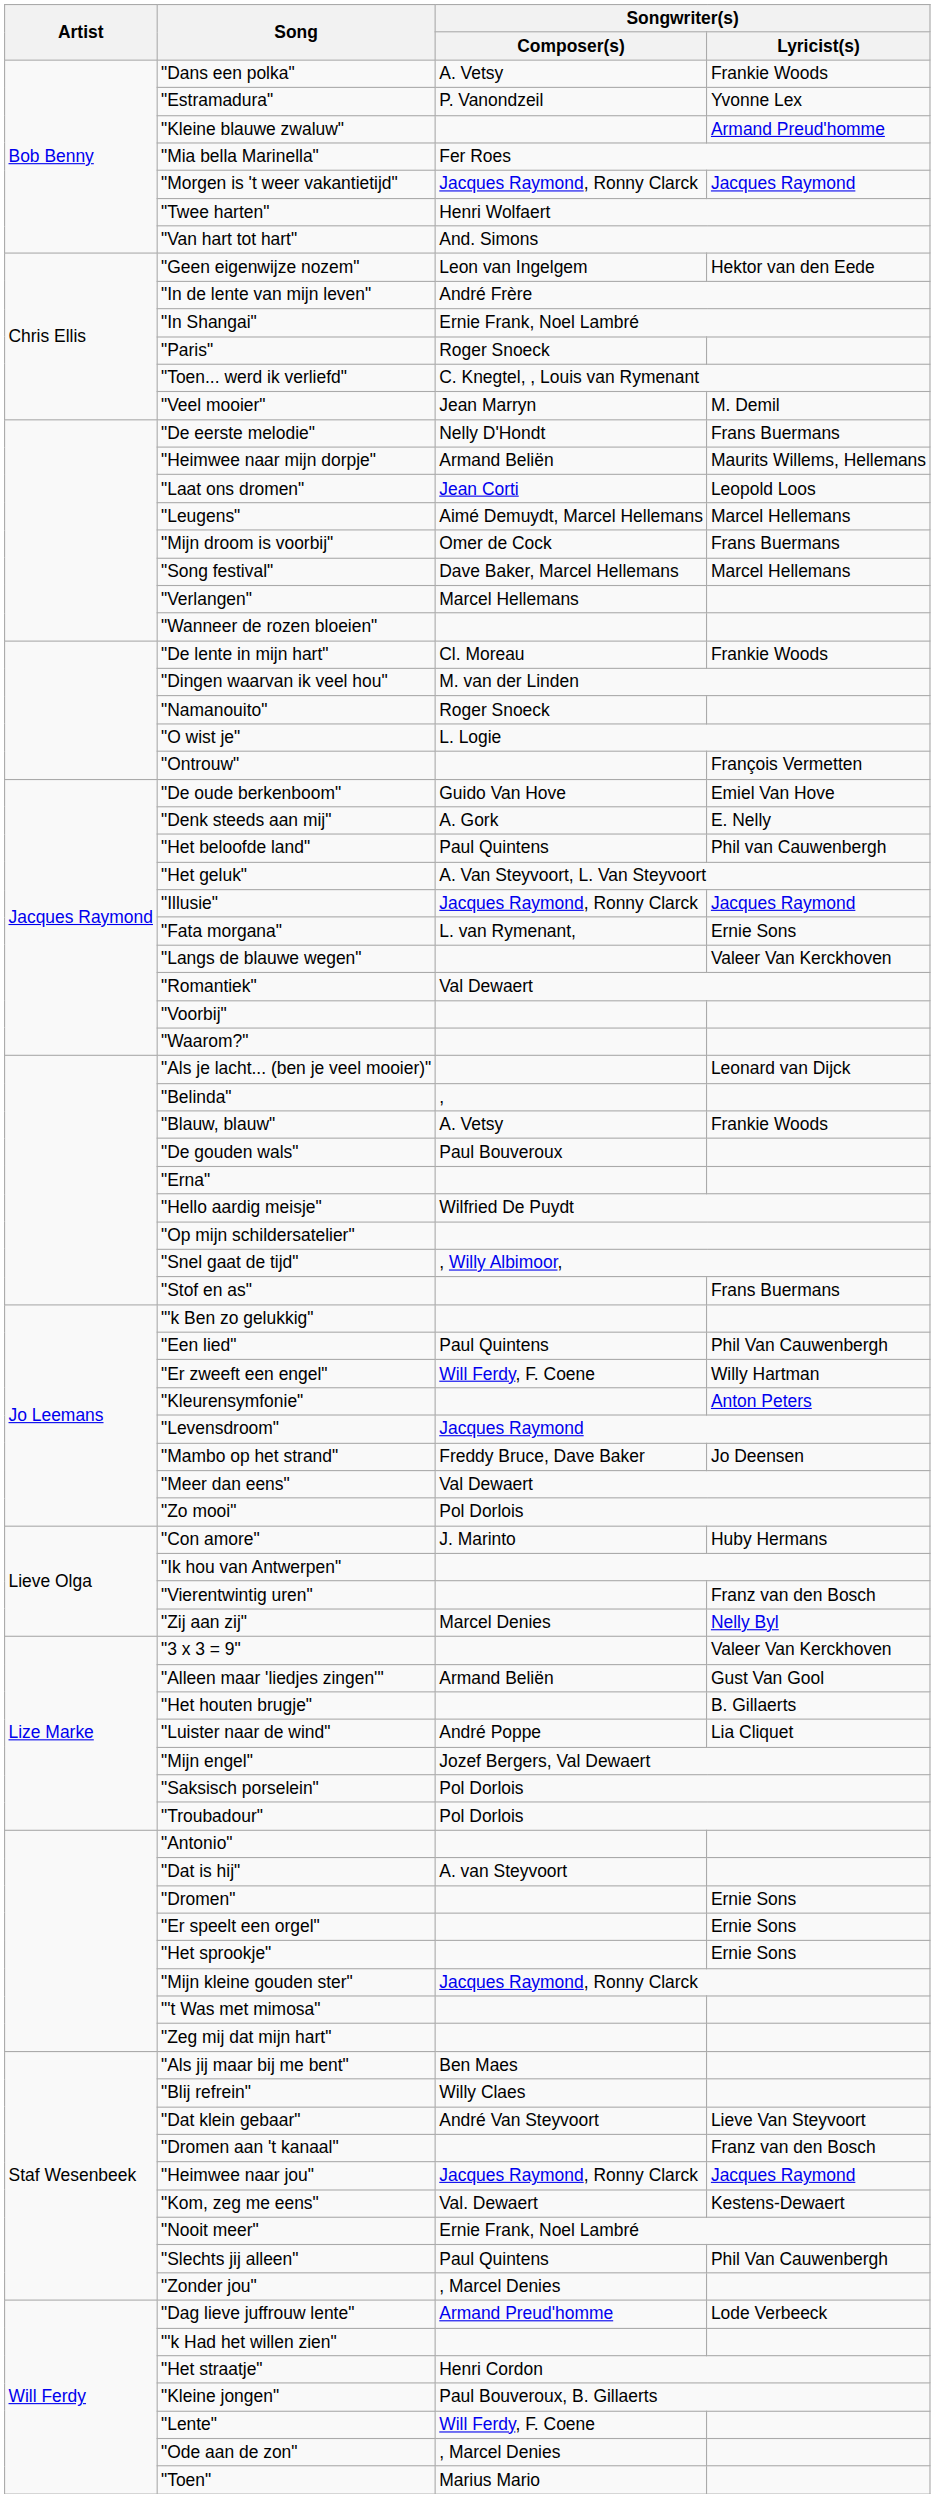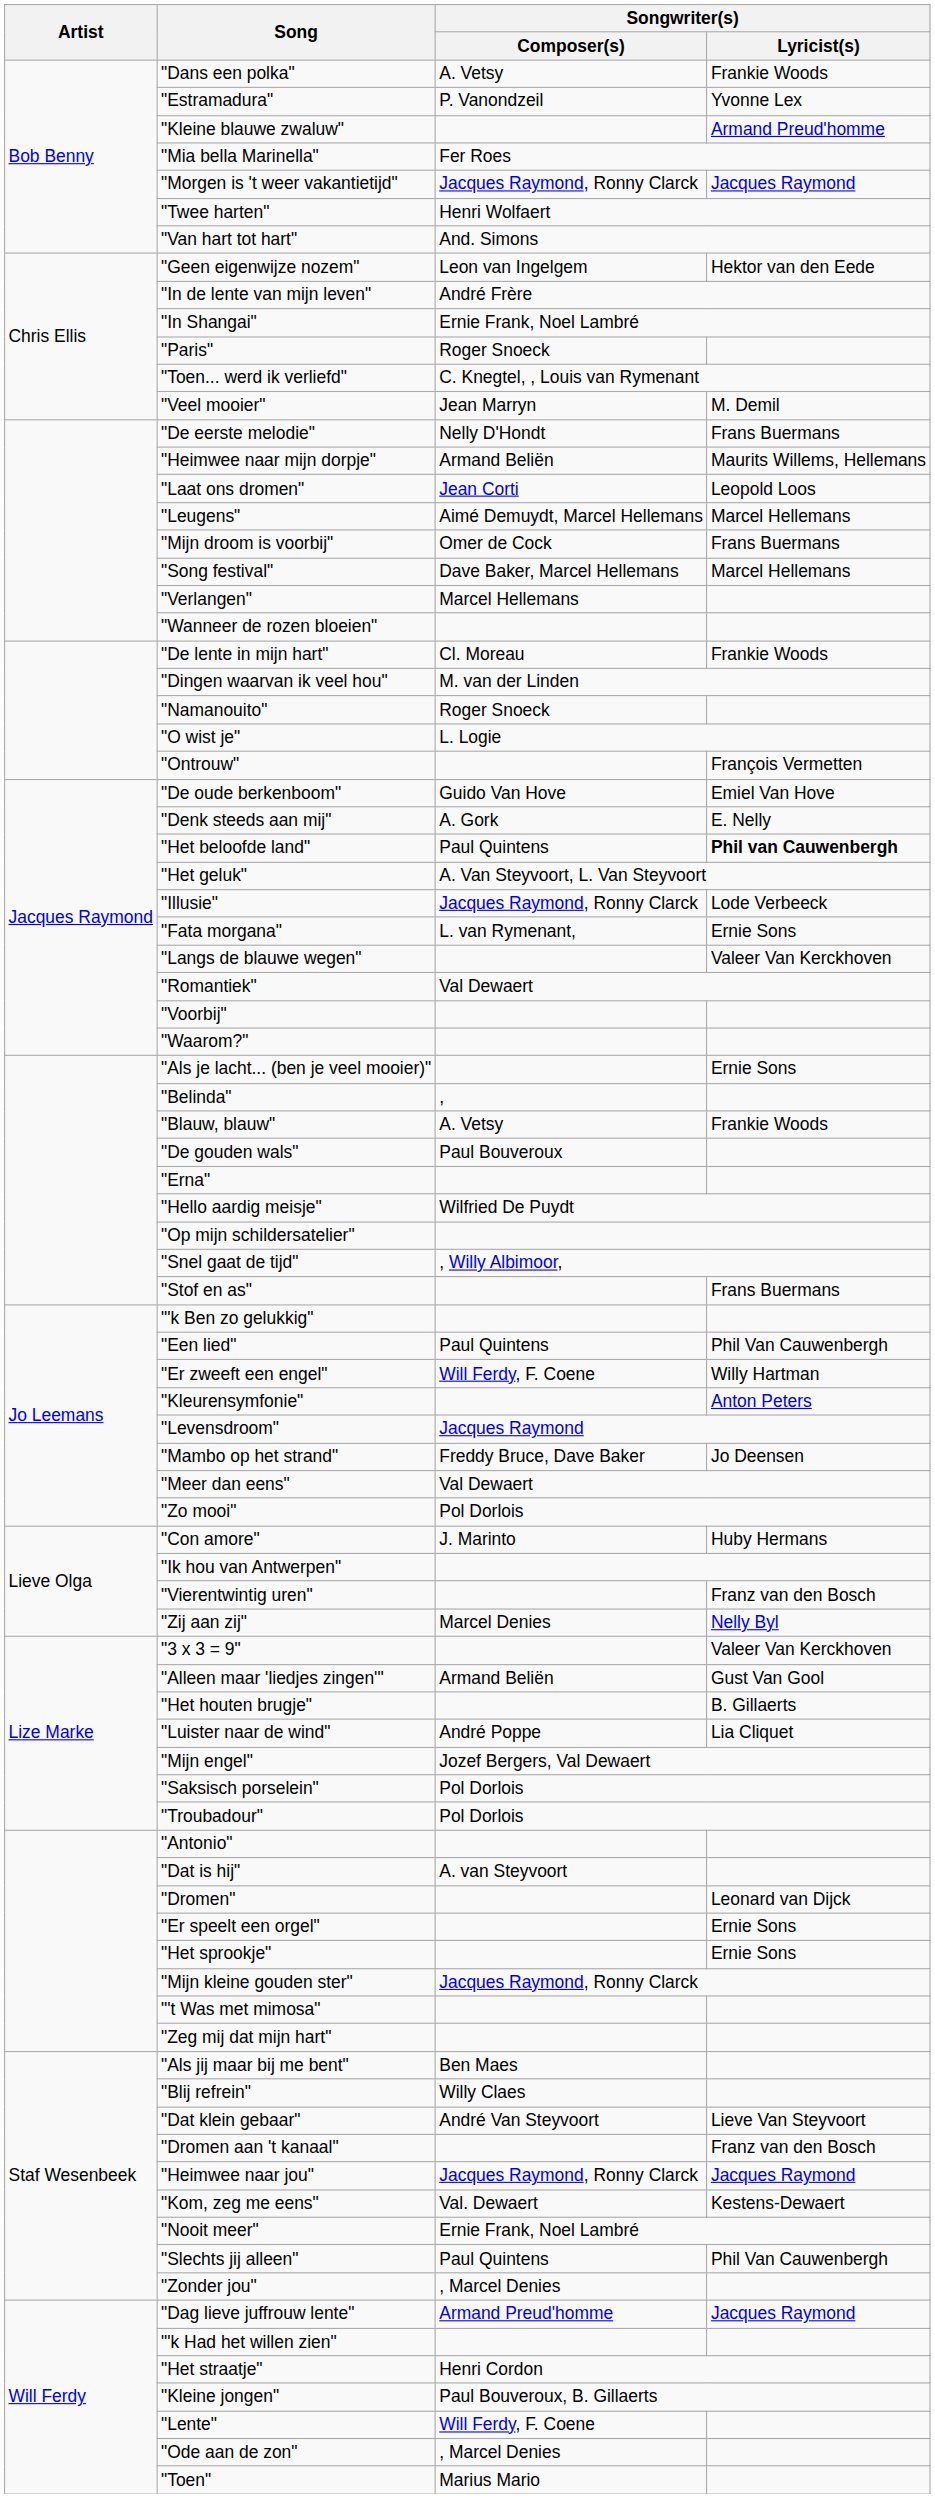(799, 848) normal -> (804, 848) bold
(783, 903) Jacques Raymond -> (769, 903) Lode Verbeeck
(781, 1069) Leonard van Dijck -> (754, 1069) Ernie Sons
(754, 1899) Ernie Sons -> (781, 1899) Leonard van Dijck
(769, 2314) Lode Verbeeck -> (783, 2314) Jacques Raymond
